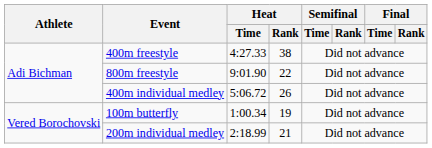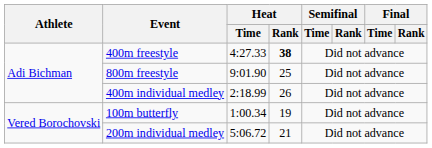(285, 53) normal -> (285, 53) bold
(285, 73) 22 -> (285, 73) 25
(248, 93) 5:06.72 -> (248, 93) 2:18.99
(248, 133) 2:18.99 -> (248, 133) 5:06.72
